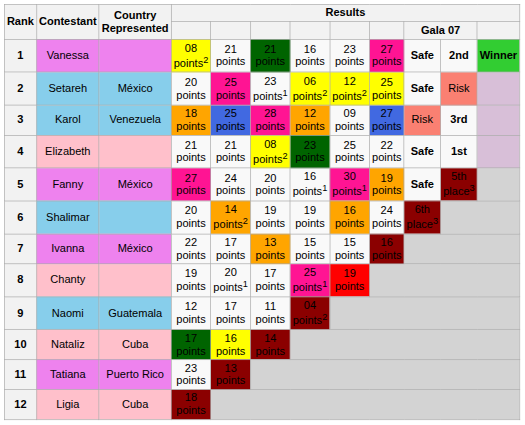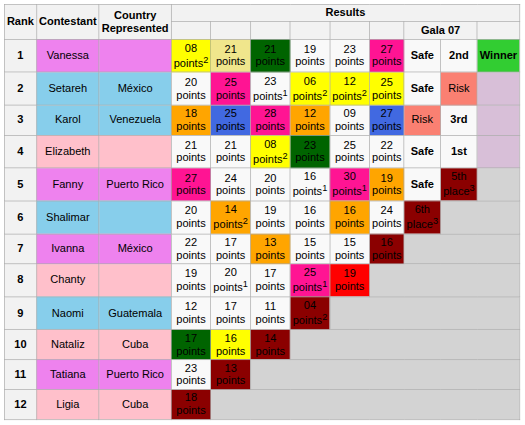(231, 55) no background -> (231, 55) khaki background
(310, 55) 16 points -> (310, 55) 19 points
(135, 184) México -> (135, 184) Puerto Rico
(310, 217) 19 points -> (310, 217) 16 points
